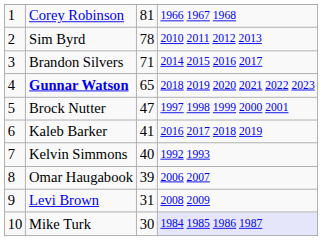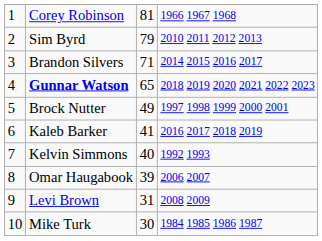(147, 39) 78 -> (147, 39) 79
(147, 108) 47 -> (147, 108) 49
(211, 223) lavender background -> (211, 223) no background
